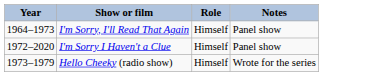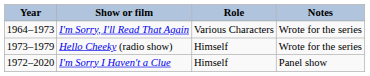(211, 29) Himself -> (234, 29) Various Characters
(257, 29) Panel show -> (320, 29) Wrote for the series
rows swapped: (116, 63) <-> (115, 46)
